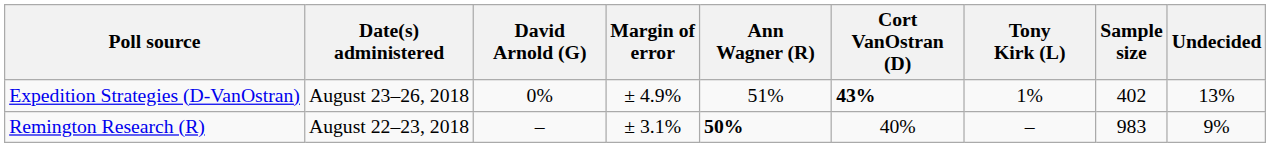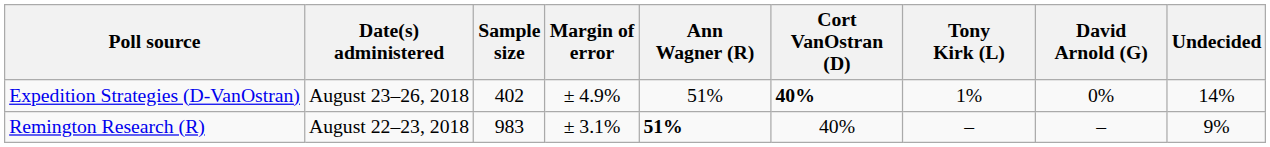columns swapped: (1131, 42) <-> (540, 42)
(856, 95) 43% -> (795, 95) 40%
(1217, 95) 13% -> (1217, 95) 14%
(724, 126) 50% -> (663, 126) 51%
